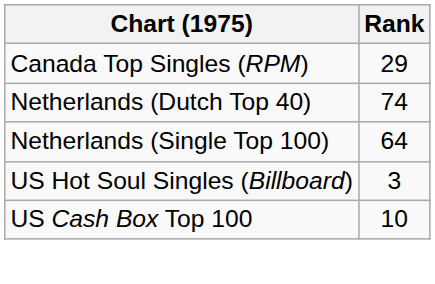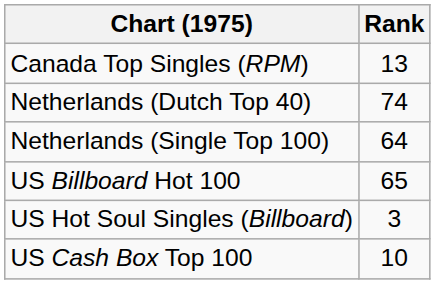(394, 63) 29 -> (394, 63) 13
+ row: (126, 180)
